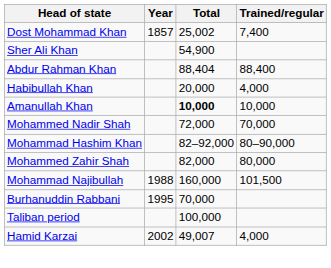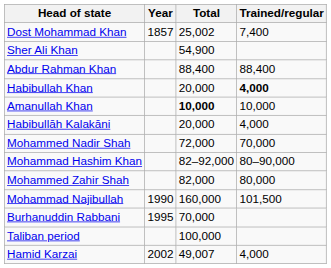(197, 69) 88,404 -> (197, 69) 88,400
(254, 87) normal -> (254, 87) bold
+ row: (59, 124)
(160, 180) 1988 -> (160, 198) 1990
